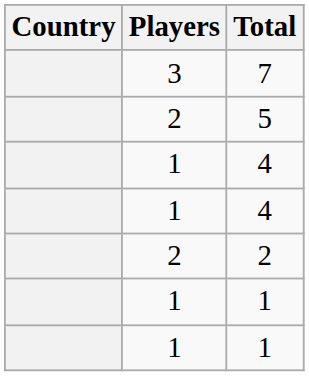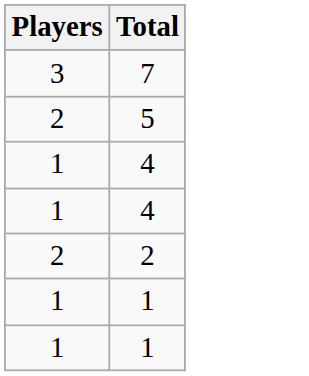- column: (64, 27)
